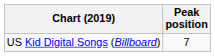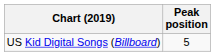(187, 42) 7 -> (187, 42) 5
